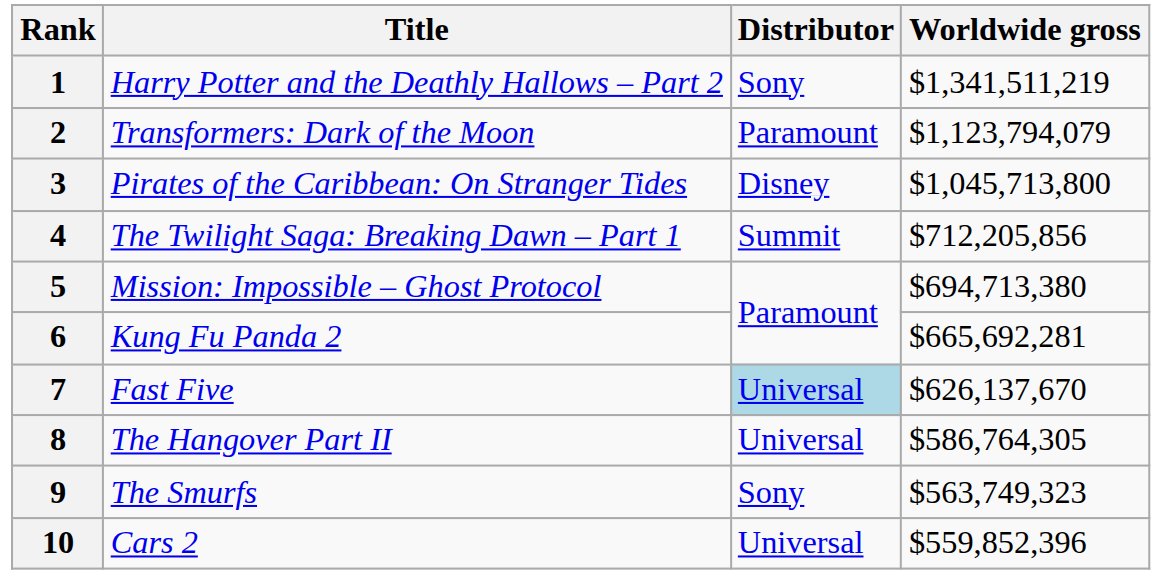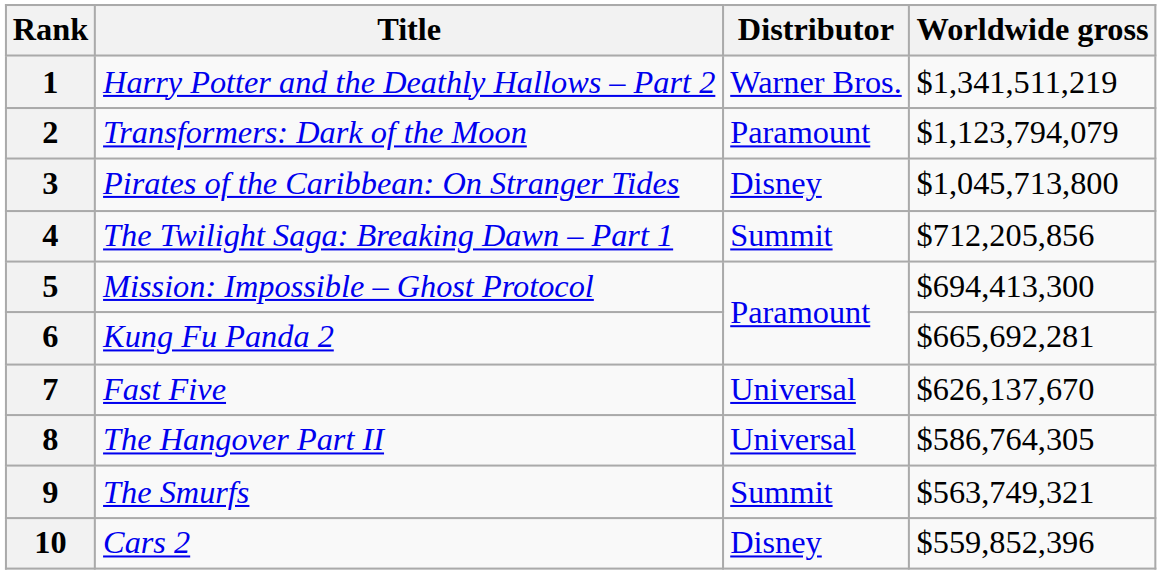(771, 81) Sony -> (816, 81) Warner Bros.
(998, 286) $694,713,380 -> (1006, 286) $694,413,300
(801, 388) lightblue background -> (793, 388) no background
(771, 491) Sony -> (781, 491) Summit
(998, 491) $563,749,323 -> (1006, 491) $563,749,321
(801, 542) Universal -> (776, 542) Disney
